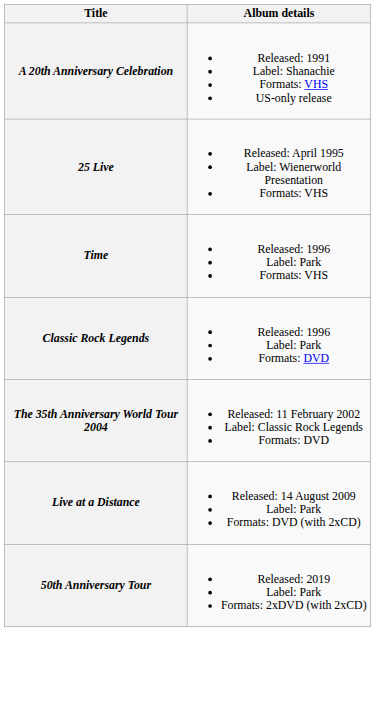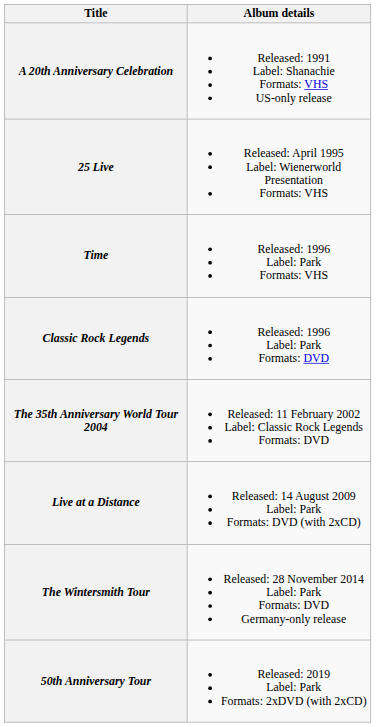+ row: (96, 592)
